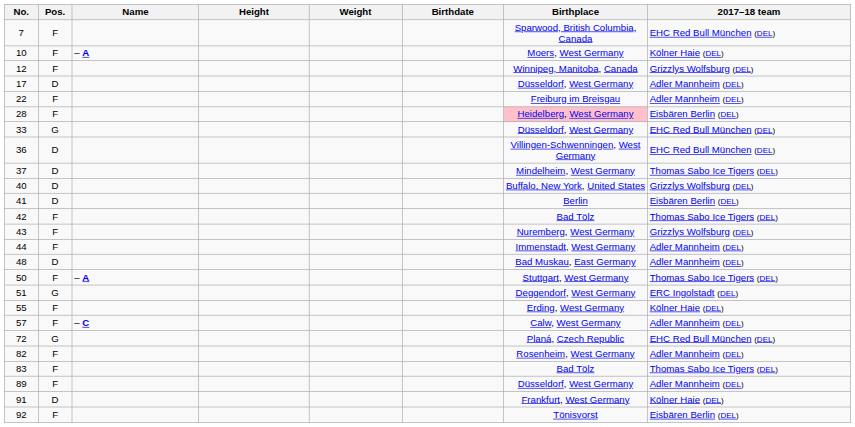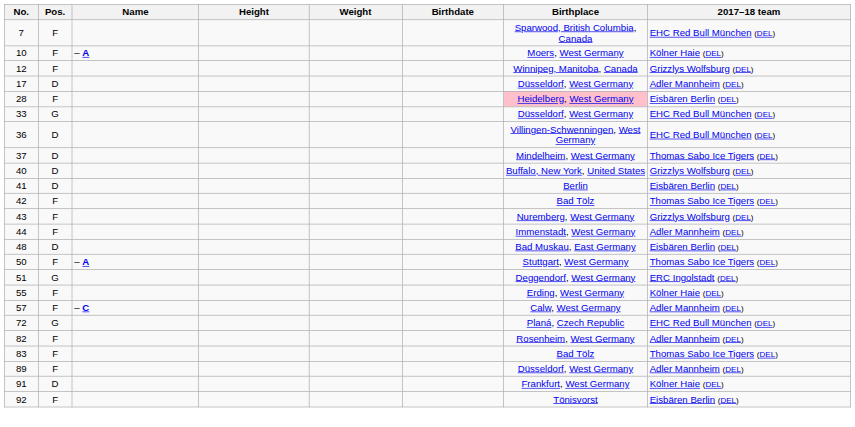- row: (21, 99)
(697, 262) Adler Mannheim (DEL) -> (694, 247) Eisbären Berlin (DEL)
